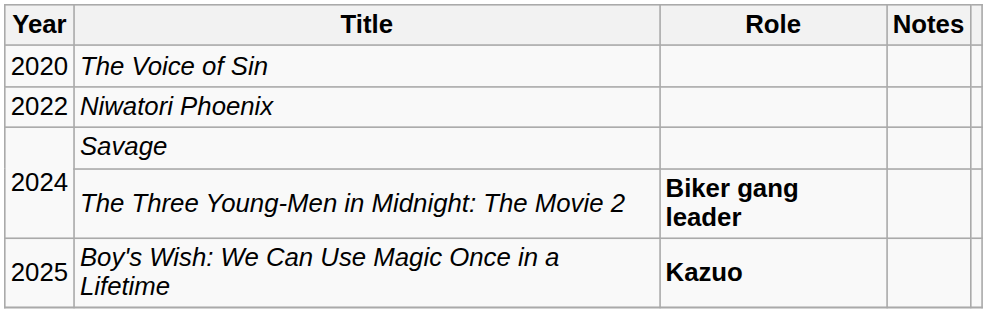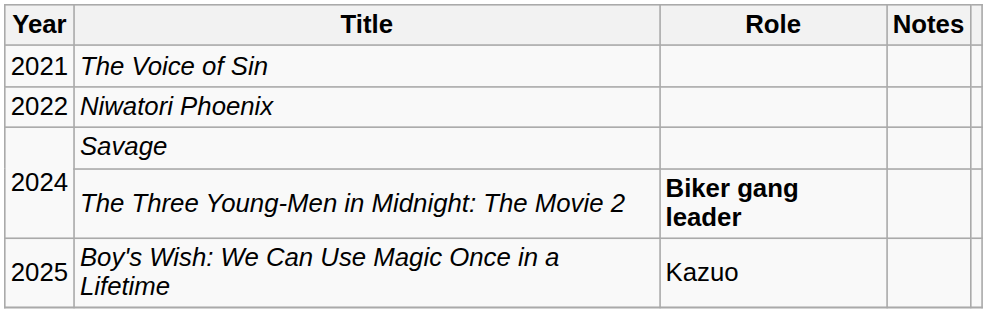(39, 65) 2020 -> (39, 65) 2021
(704, 272) bold -> (702, 272) normal
